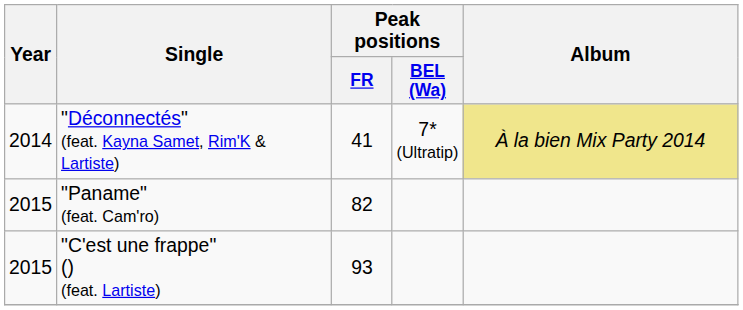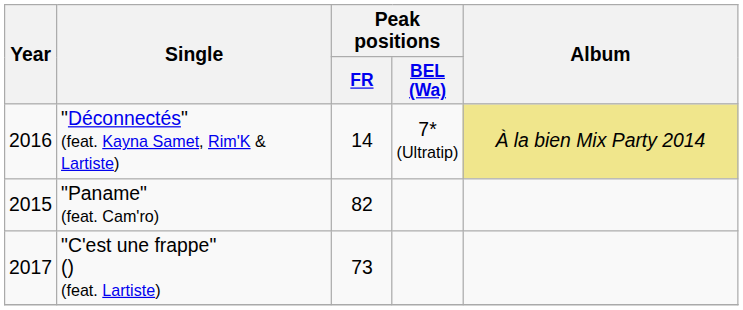(31, 141) 2014 -> (31, 141) 2016
(362, 141) 41 -> (362, 141) 14
(31, 267) 2015 -> (31, 267) 2017
(362, 267) 93 -> (362, 267) 73
